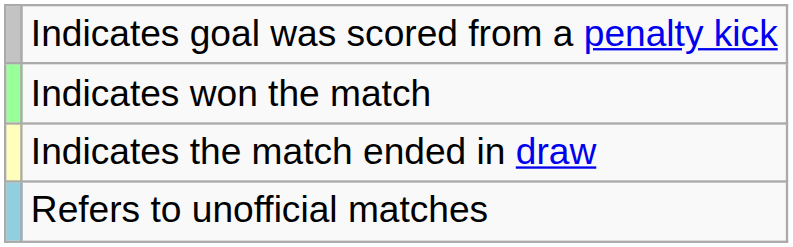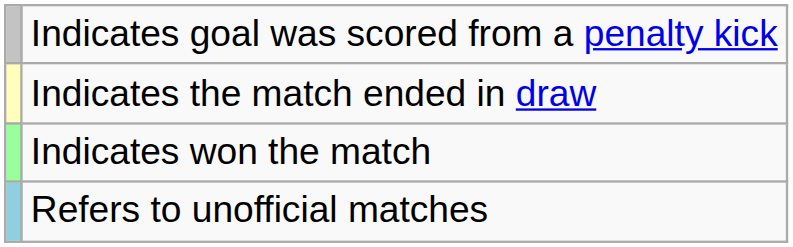rows swapped: (231, 92) <-> (314, 151)
